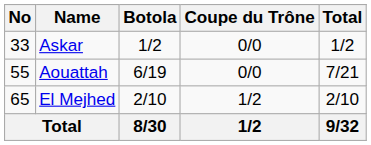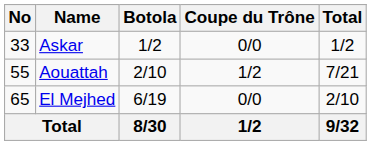(150, 72) 6/19 -> (150, 72) 2/10
(250, 72) 0/0 -> (250, 72) 1/2
(150, 99) 2/10 -> (150, 99) 6/19
(250, 99) 1/2 -> (250, 99) 0/0
